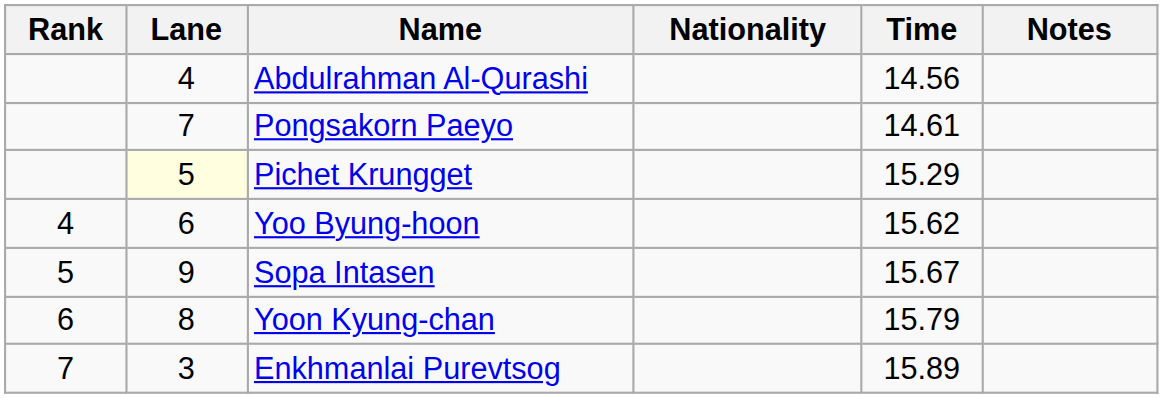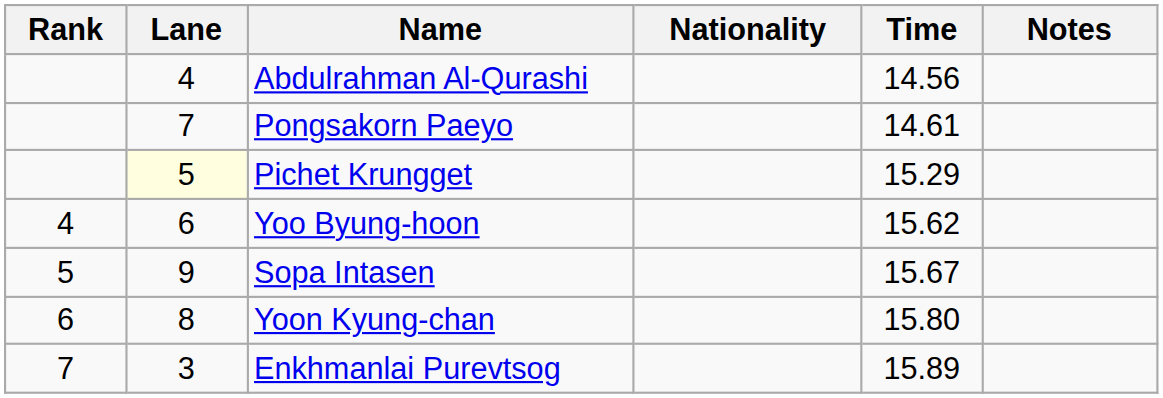(922, 320) 15.79 -> (922, 320) 15.80
